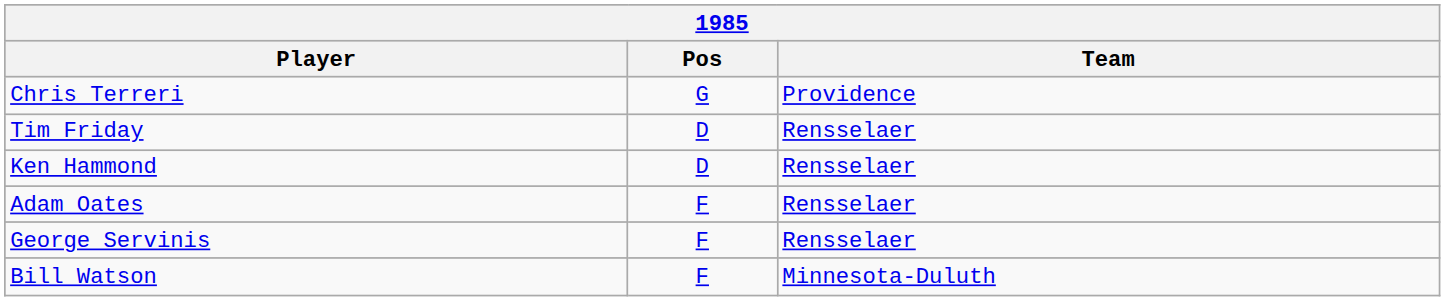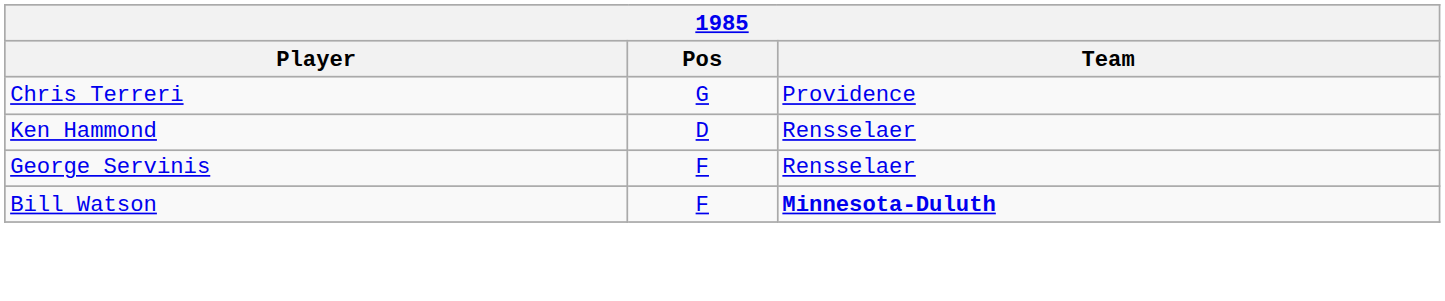- row: (77, 132)
- row: (77, 204)
(889, 277) normal -> (889, 204) bold
